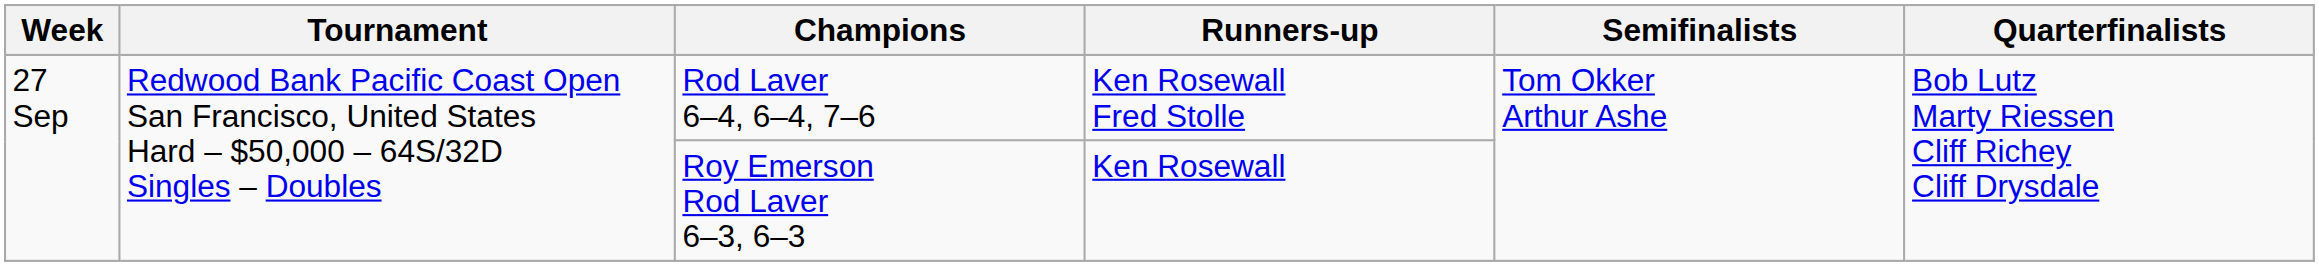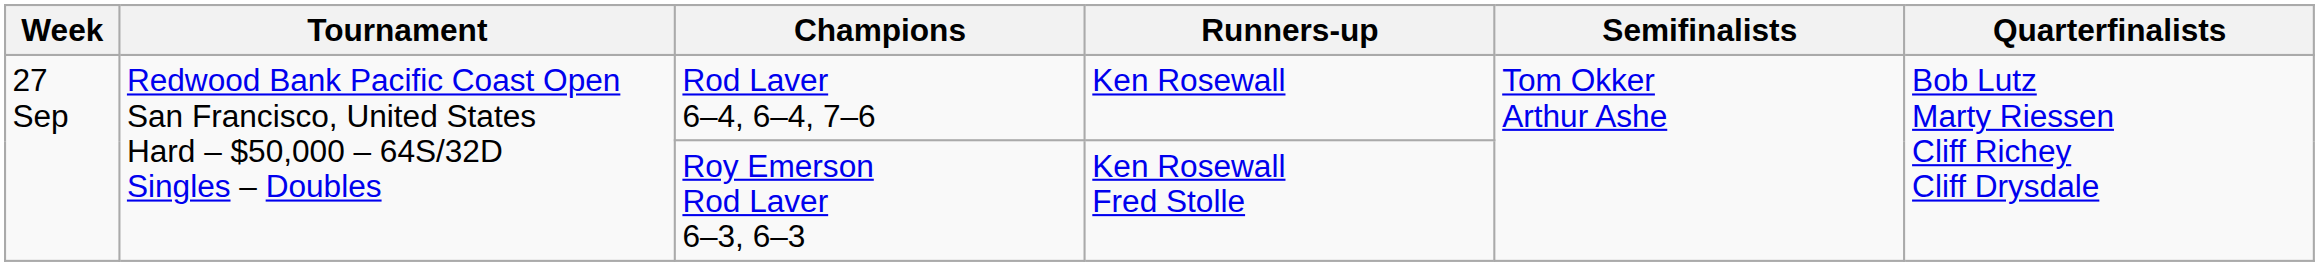(1189, 98) Ken Rosewall Fred Stolle -> (1189, 80) Ken Rosewall
(1189, 166) Ken Rosewall -> (1189, 183) Ken Rosewall Fred Stolle
